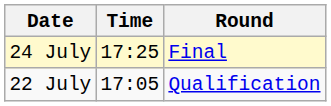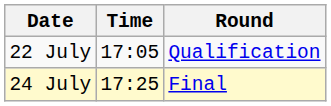rows swapped: (50, 84) <-> (50, 52)
